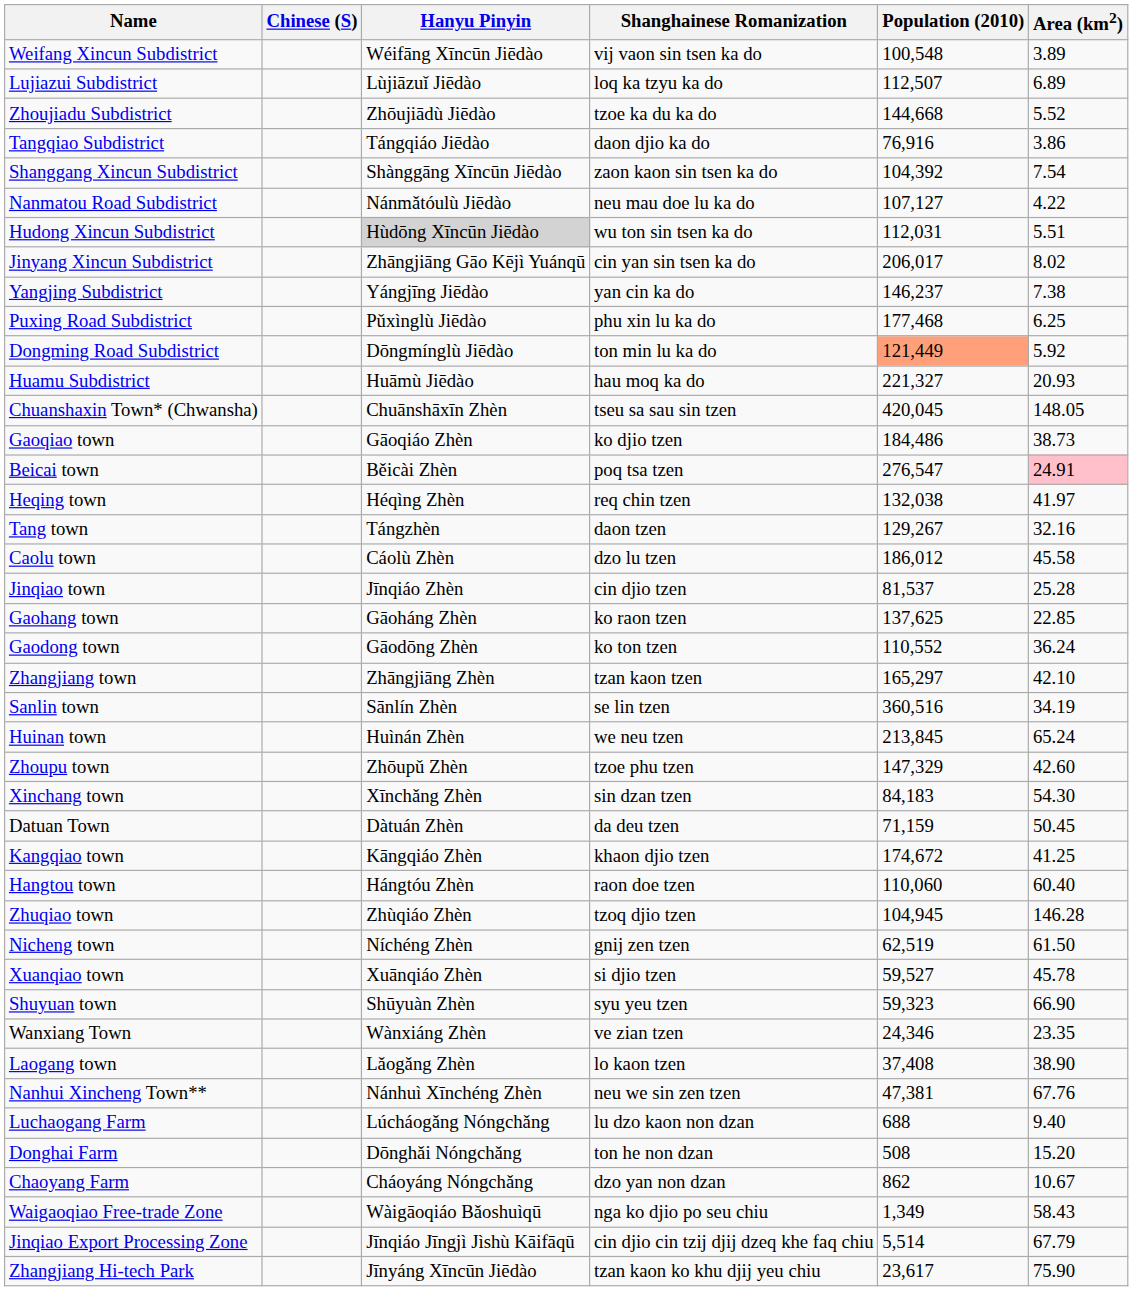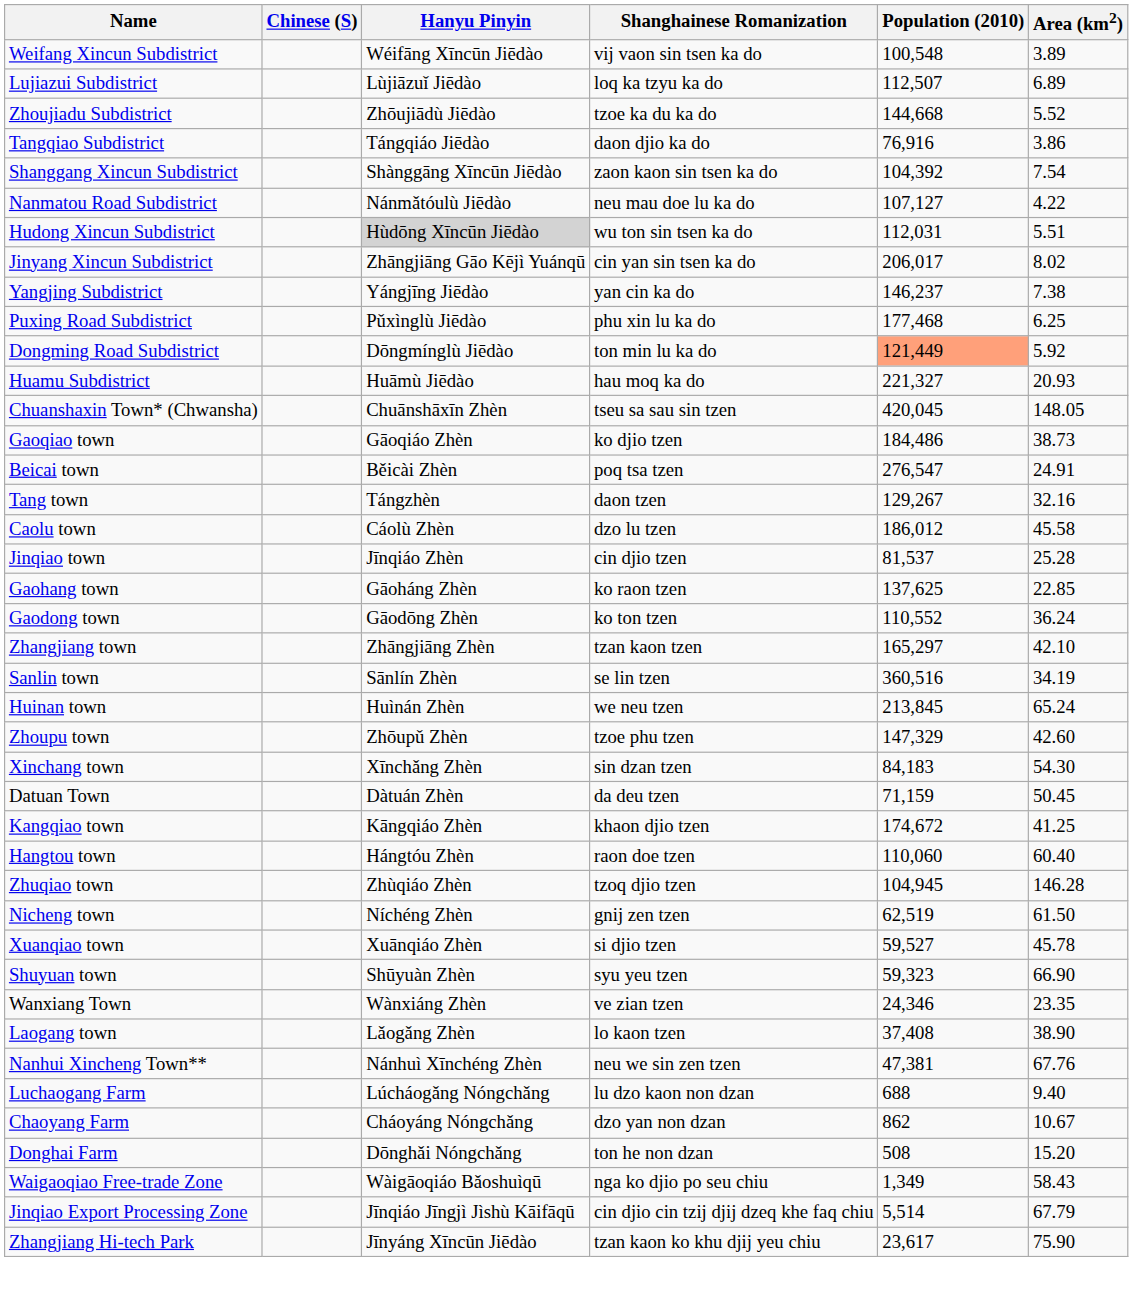(1054, 469) pink background -> (1054, 469) no background
- row: (58, 499)
rows swapped: (63, 1152) <-> (69, 1182)
